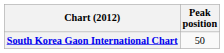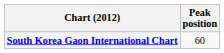(200, 40) 50 -> (200, 40) 60
